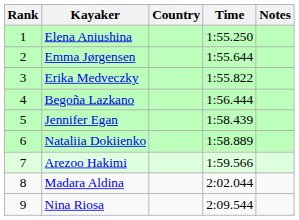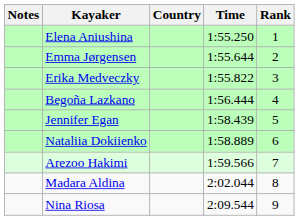columns swapped: (23, 15) <-> (275, 15)
